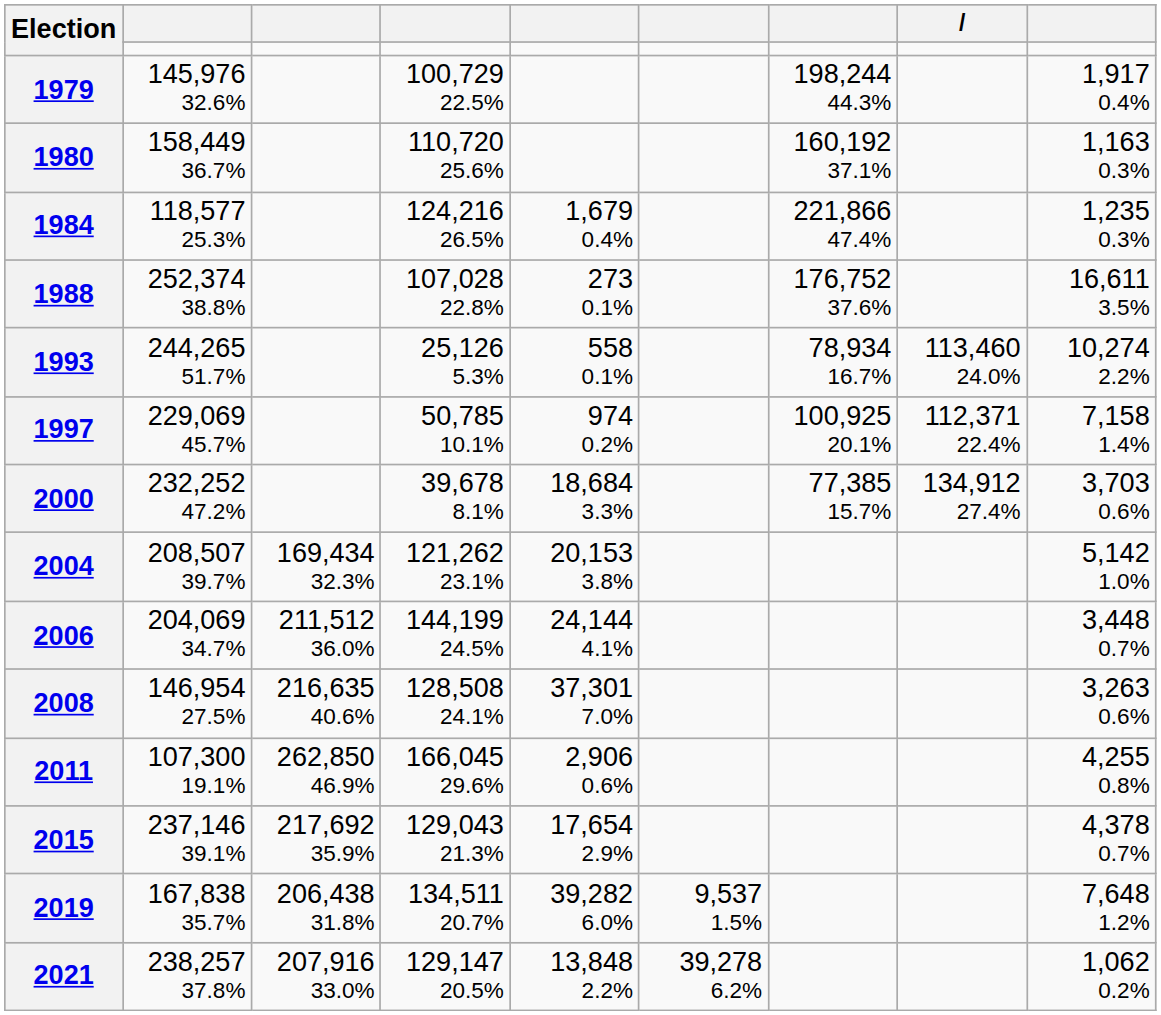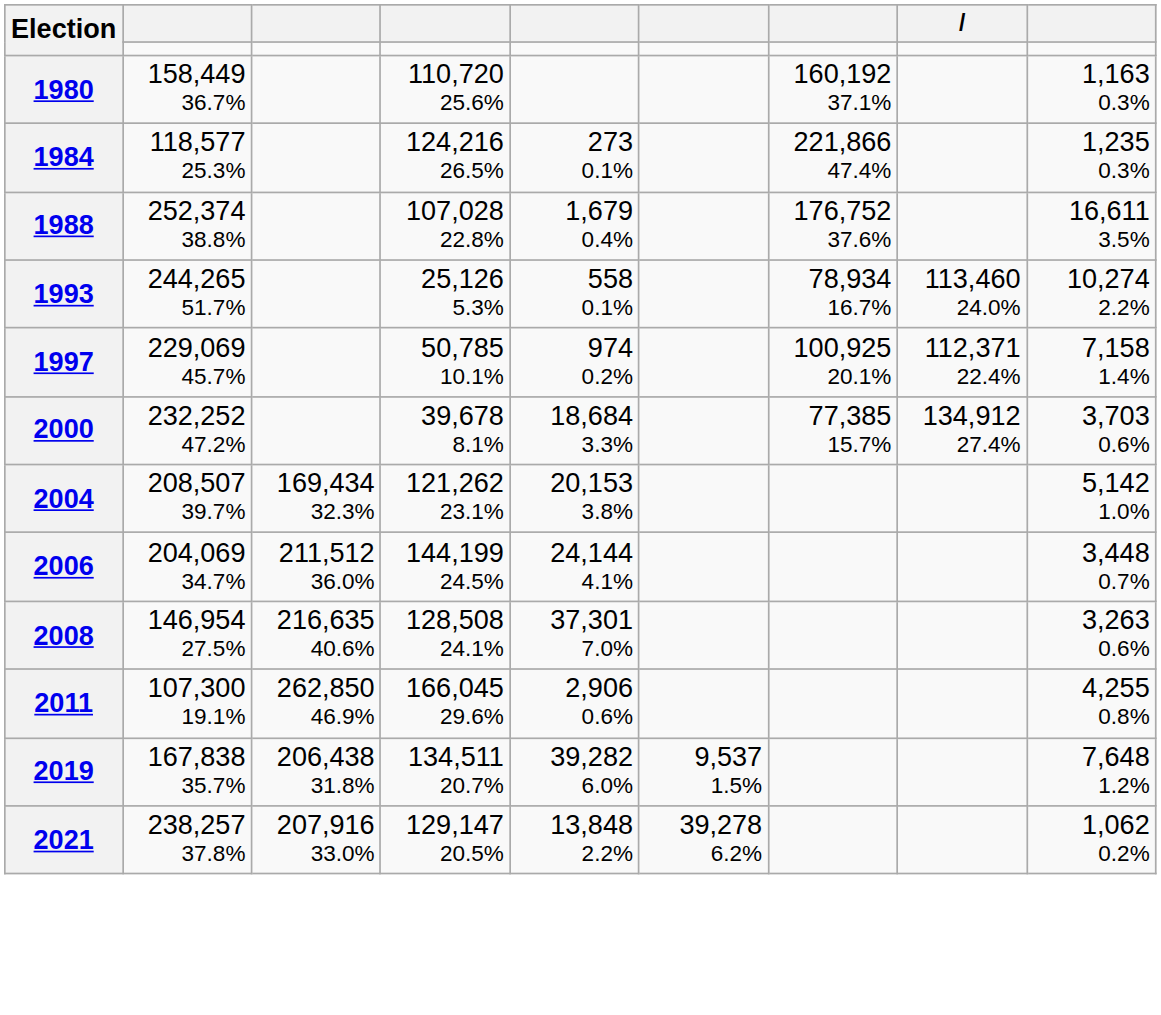- row: (64, 89)
(599, 224) 1,679 0.4% -> (607, 156) 273 0.1%
(607, 292) 273 0.1% -> (599, 224) 1,679 0.4%
- row: (64, 839)
